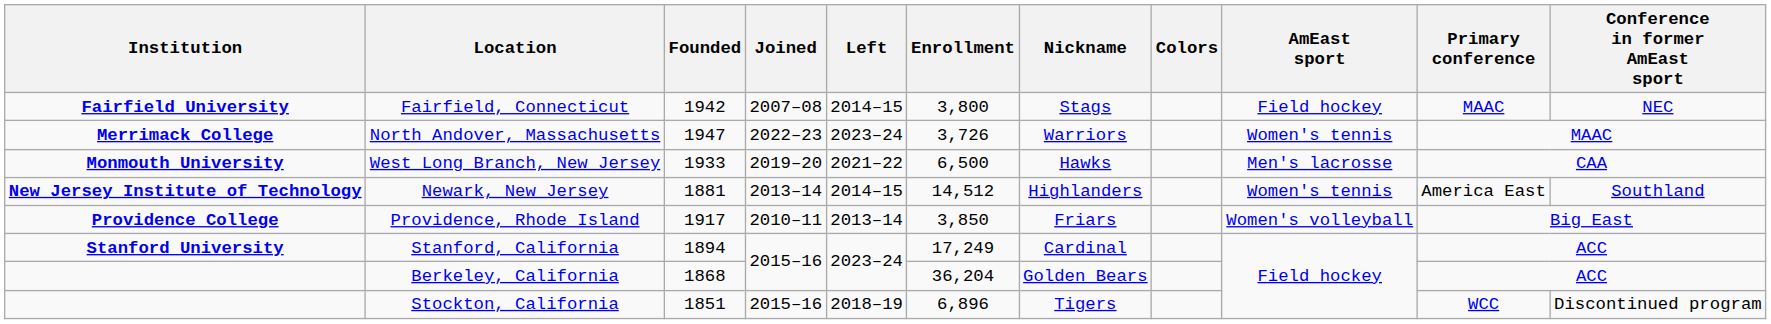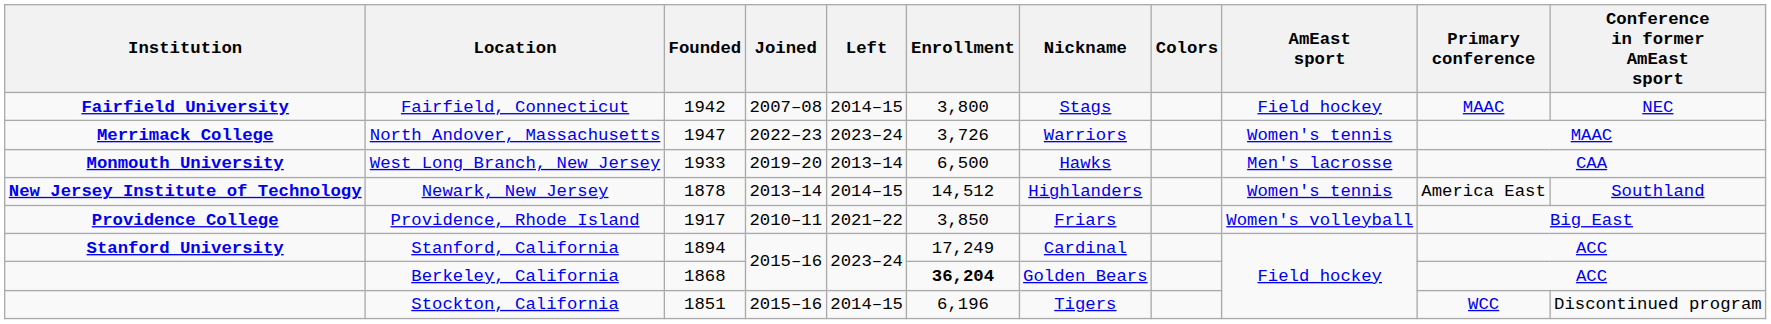(867, 163) 2021–22 -> (867, 163) 2013–14
(705, 191) 1881 -> (705, 191) 1878
(867, 220) 2013–14 -> (867, 220) 2021–22
(963, 276) normal -> (963, 276) bold
(867, 304) 2018–19 -> (867, 304) 2014–15
(963, 304) 6,896 -> (963, 304) 6,196
